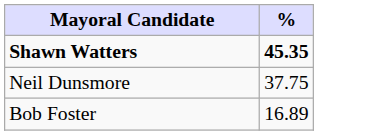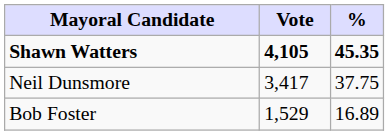+ column: (295, 20)
